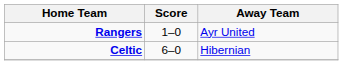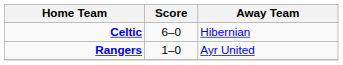rows swapped: (119, 32) <-> (126, 50)
